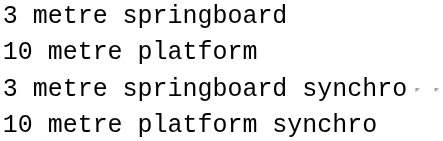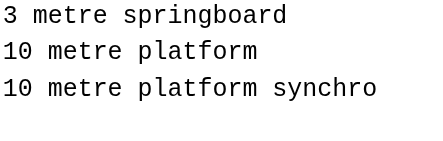- row: (205, 89)
